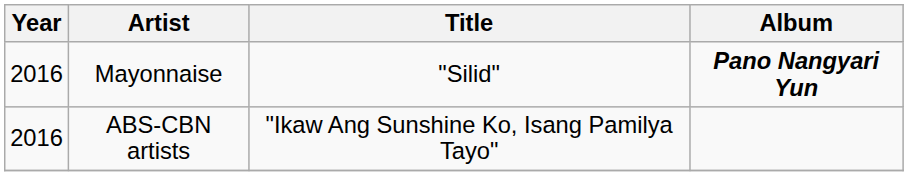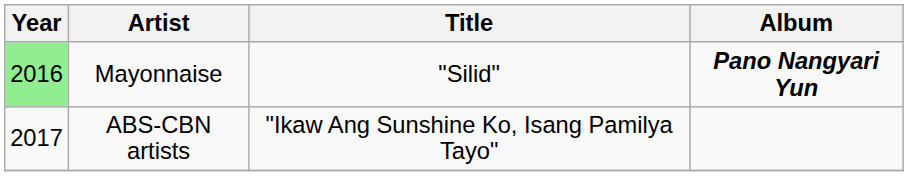(37, 74) no background -> (37, 74) lightgreen background
(37, 138) 2016 -> (37, 138) 2017
